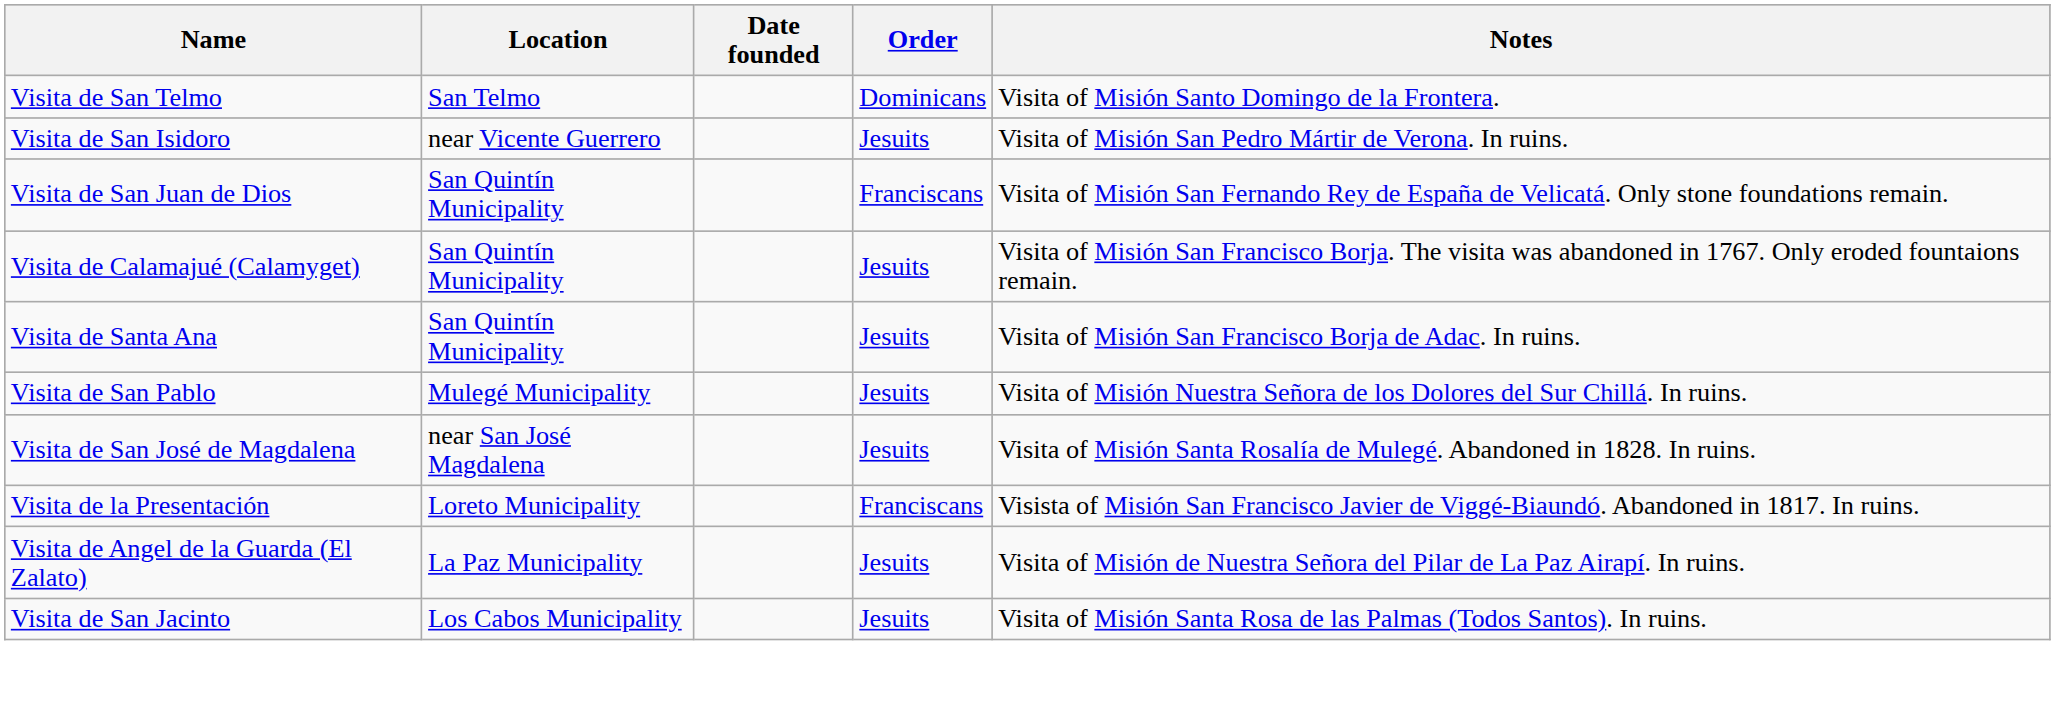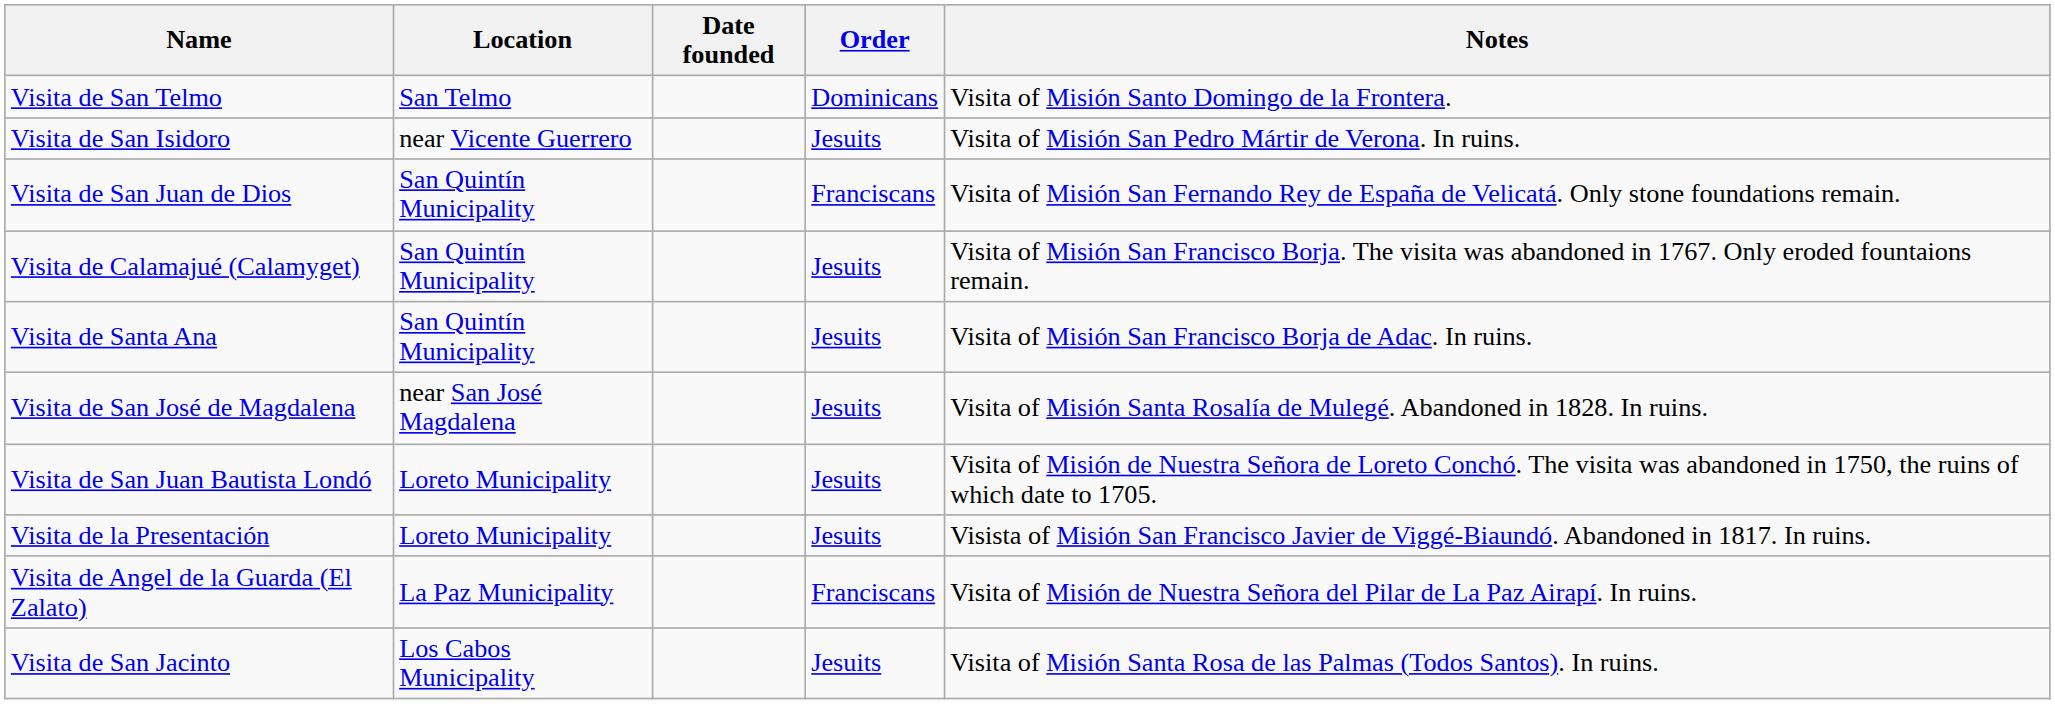- row: (113, 393)
+ row: (191, 478)
(921, 505) Franciscans -> (846, 535) Jesuits
(894, 562) Jesuits -> (873, 591) Franciscans
